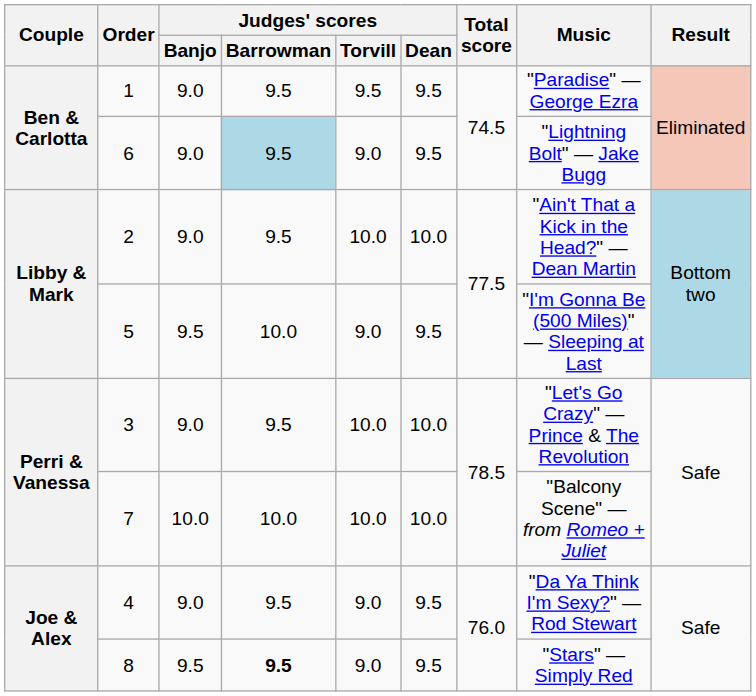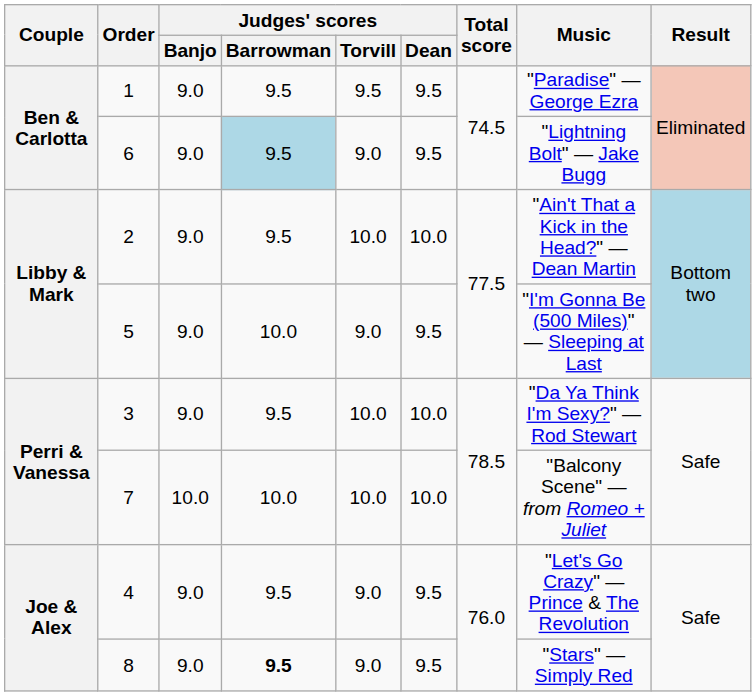(190, 331) 9.5 -> (190, 331) 9.0
(584, 425) "Let's Go Crazy" — Prince & The Revolution -> (584, 415) "Da Ya Think I'm Sexy?" — Rod Stewart
(584, 603) "Da Ya Think I'm Sexy?" — Rod Stewart -> (584, 592) "Let's Go Crazy" — Prince & The Revolution
(190, 665) 9.5 -> (190, 665) 9.0
